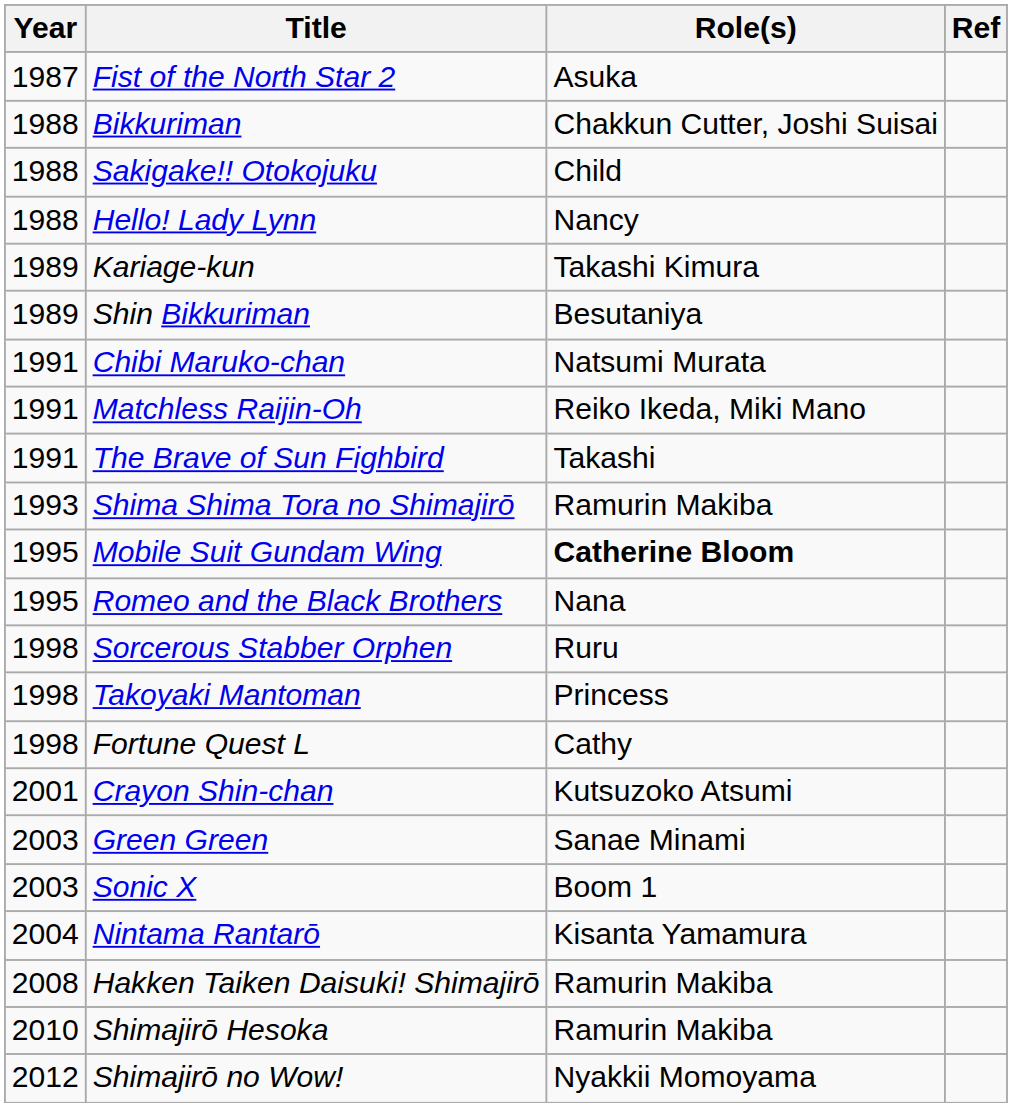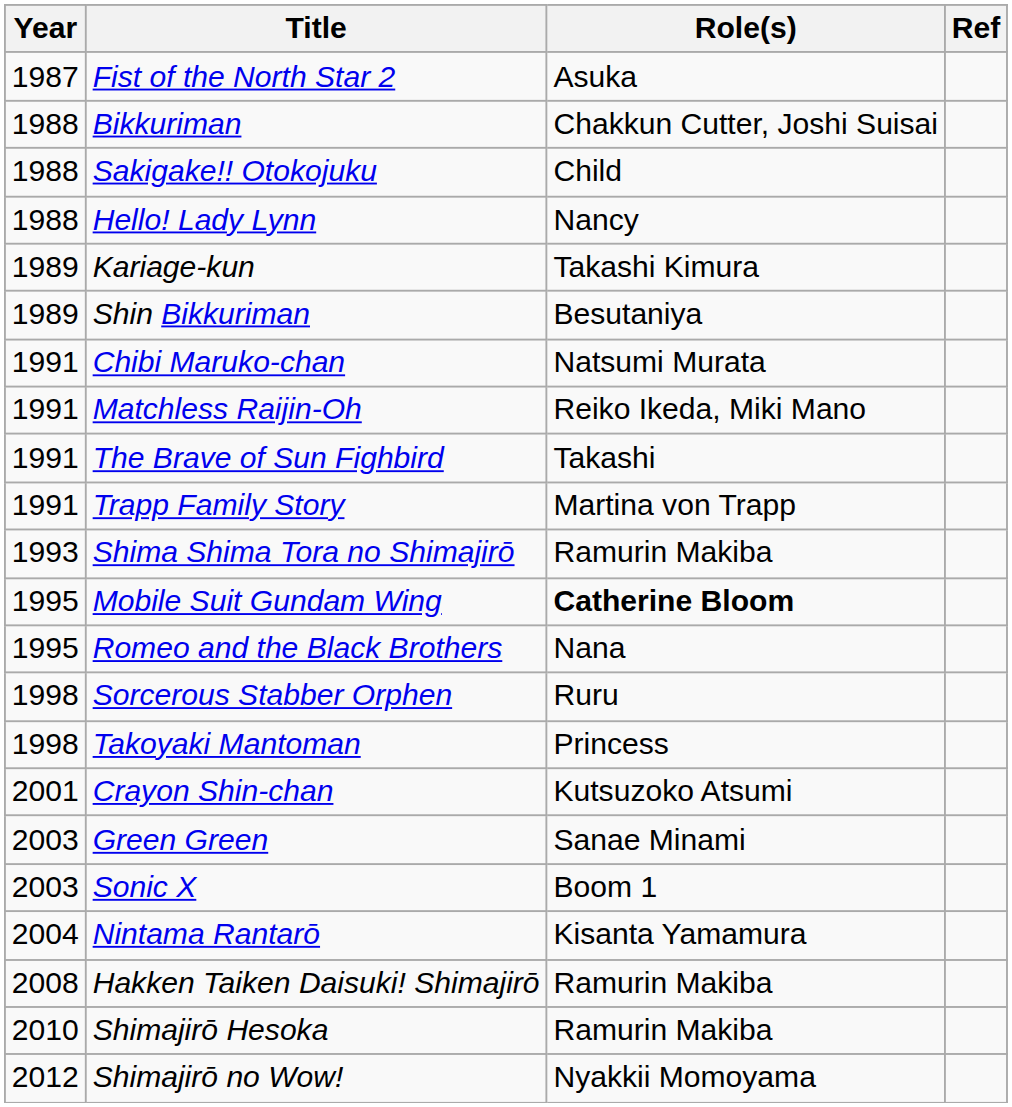+ row: (219, 505)
- row: (201, 743)
